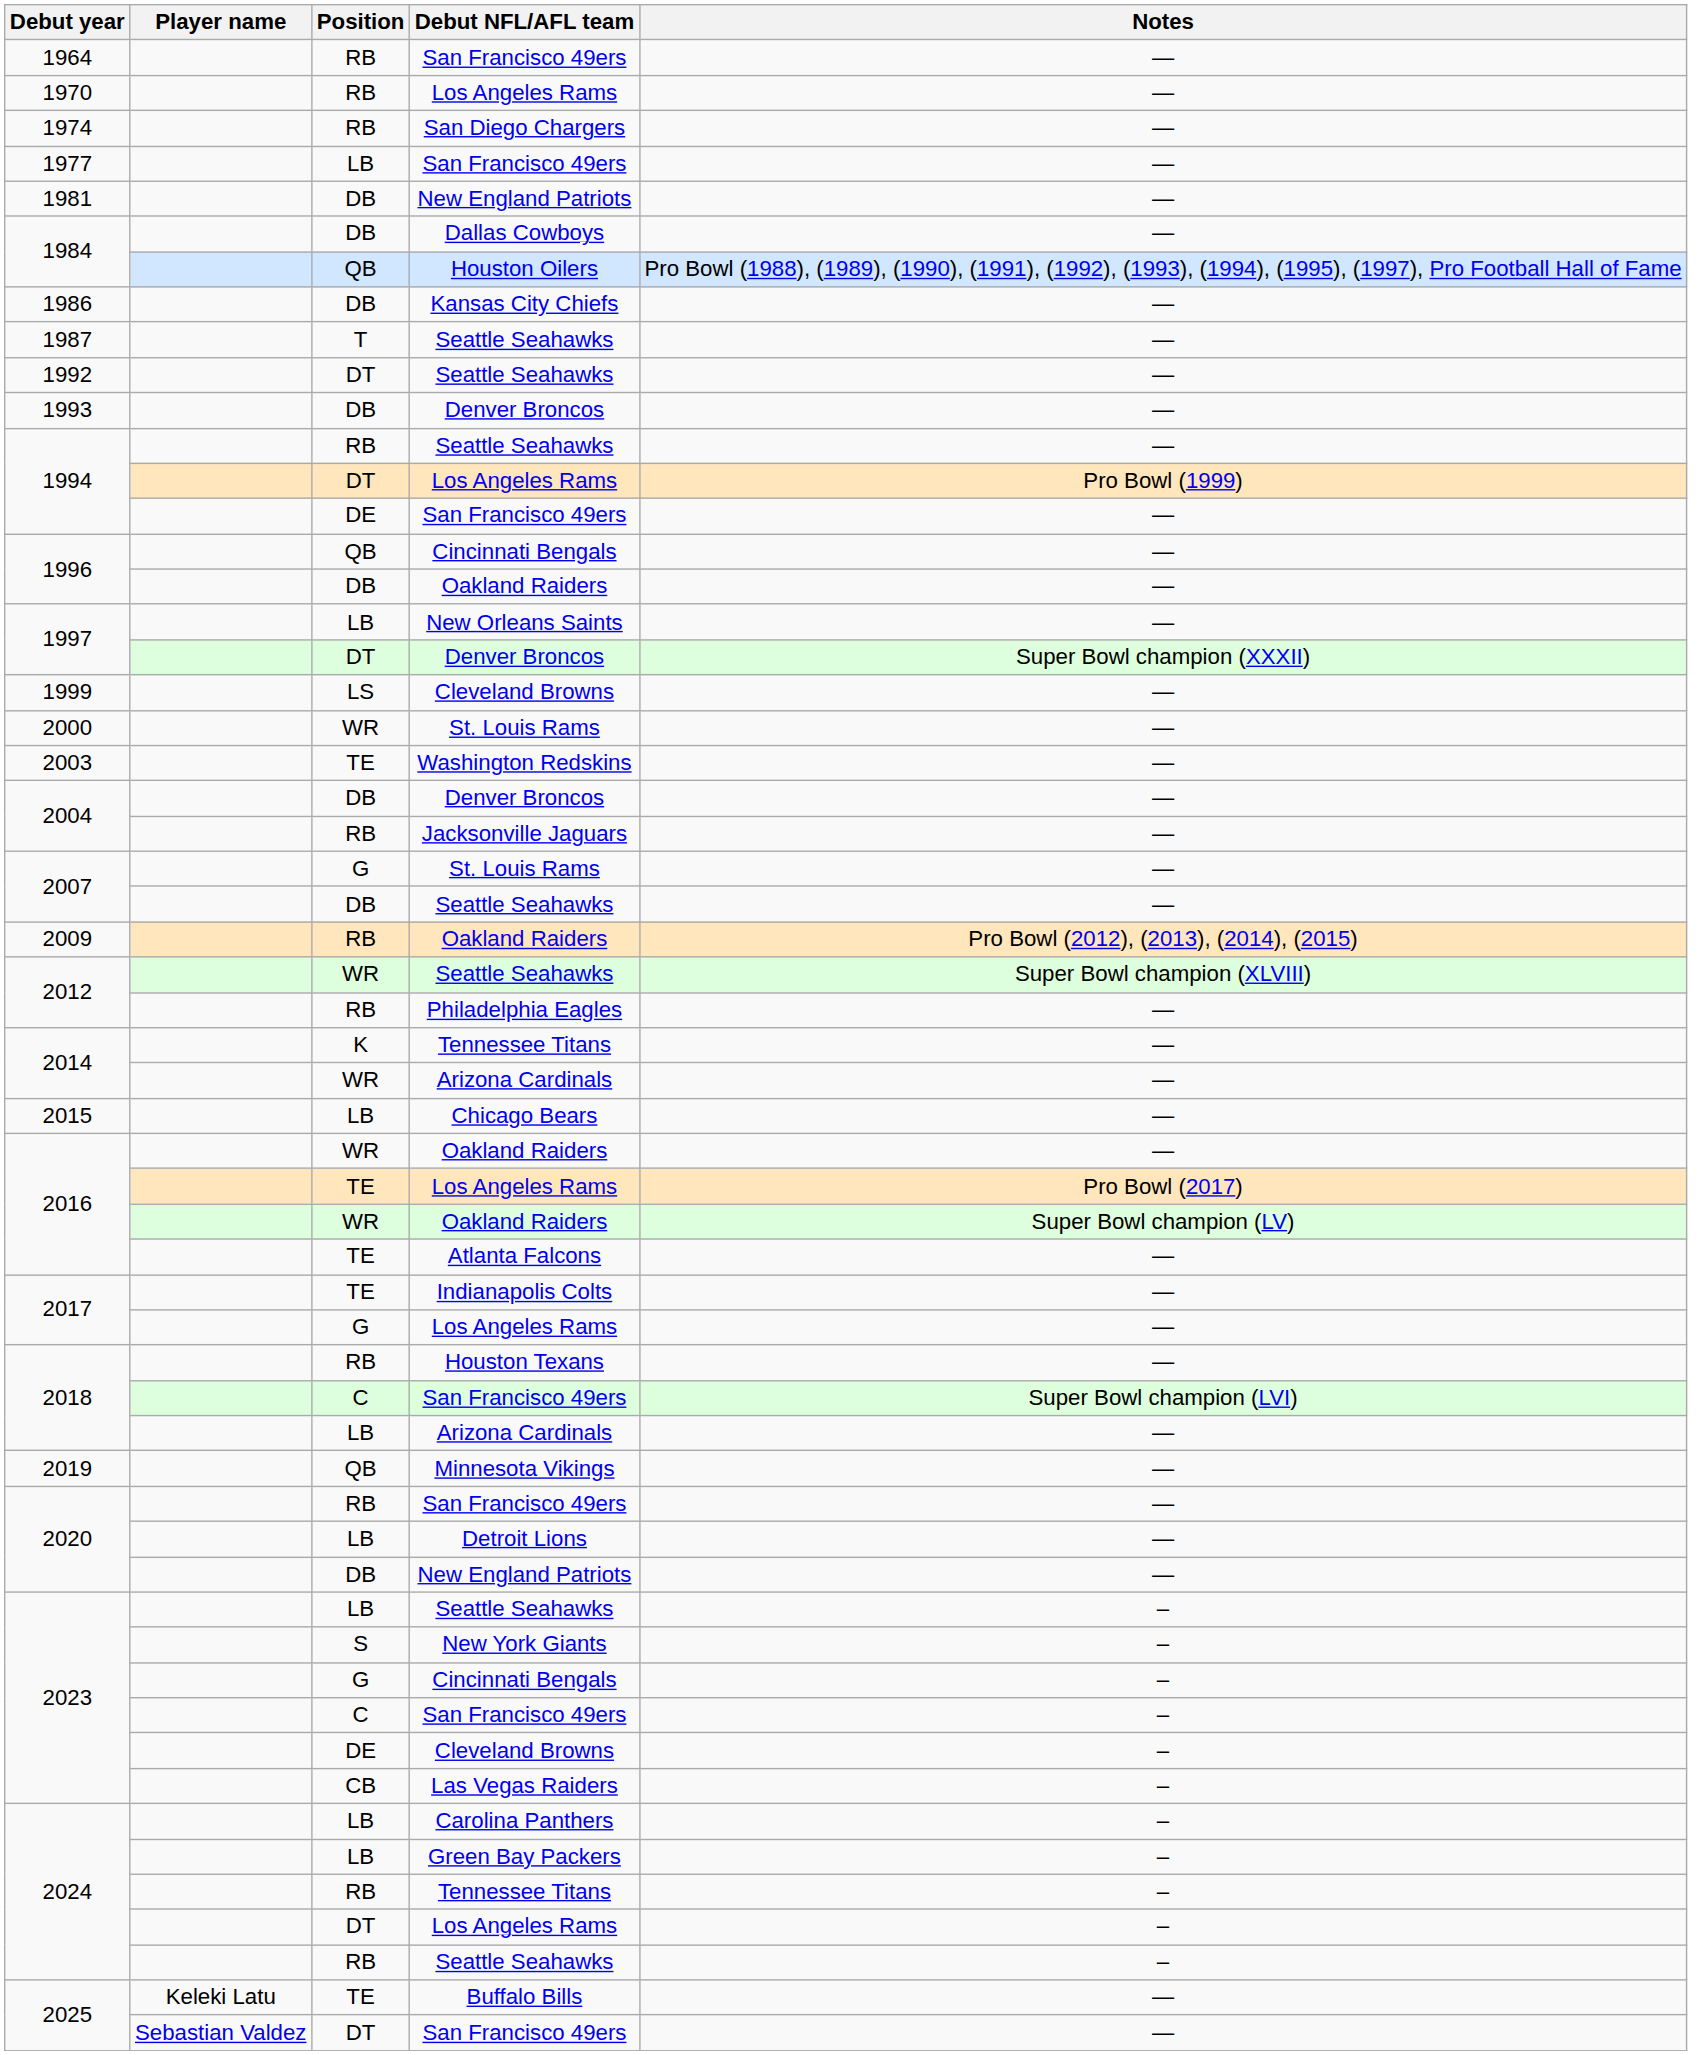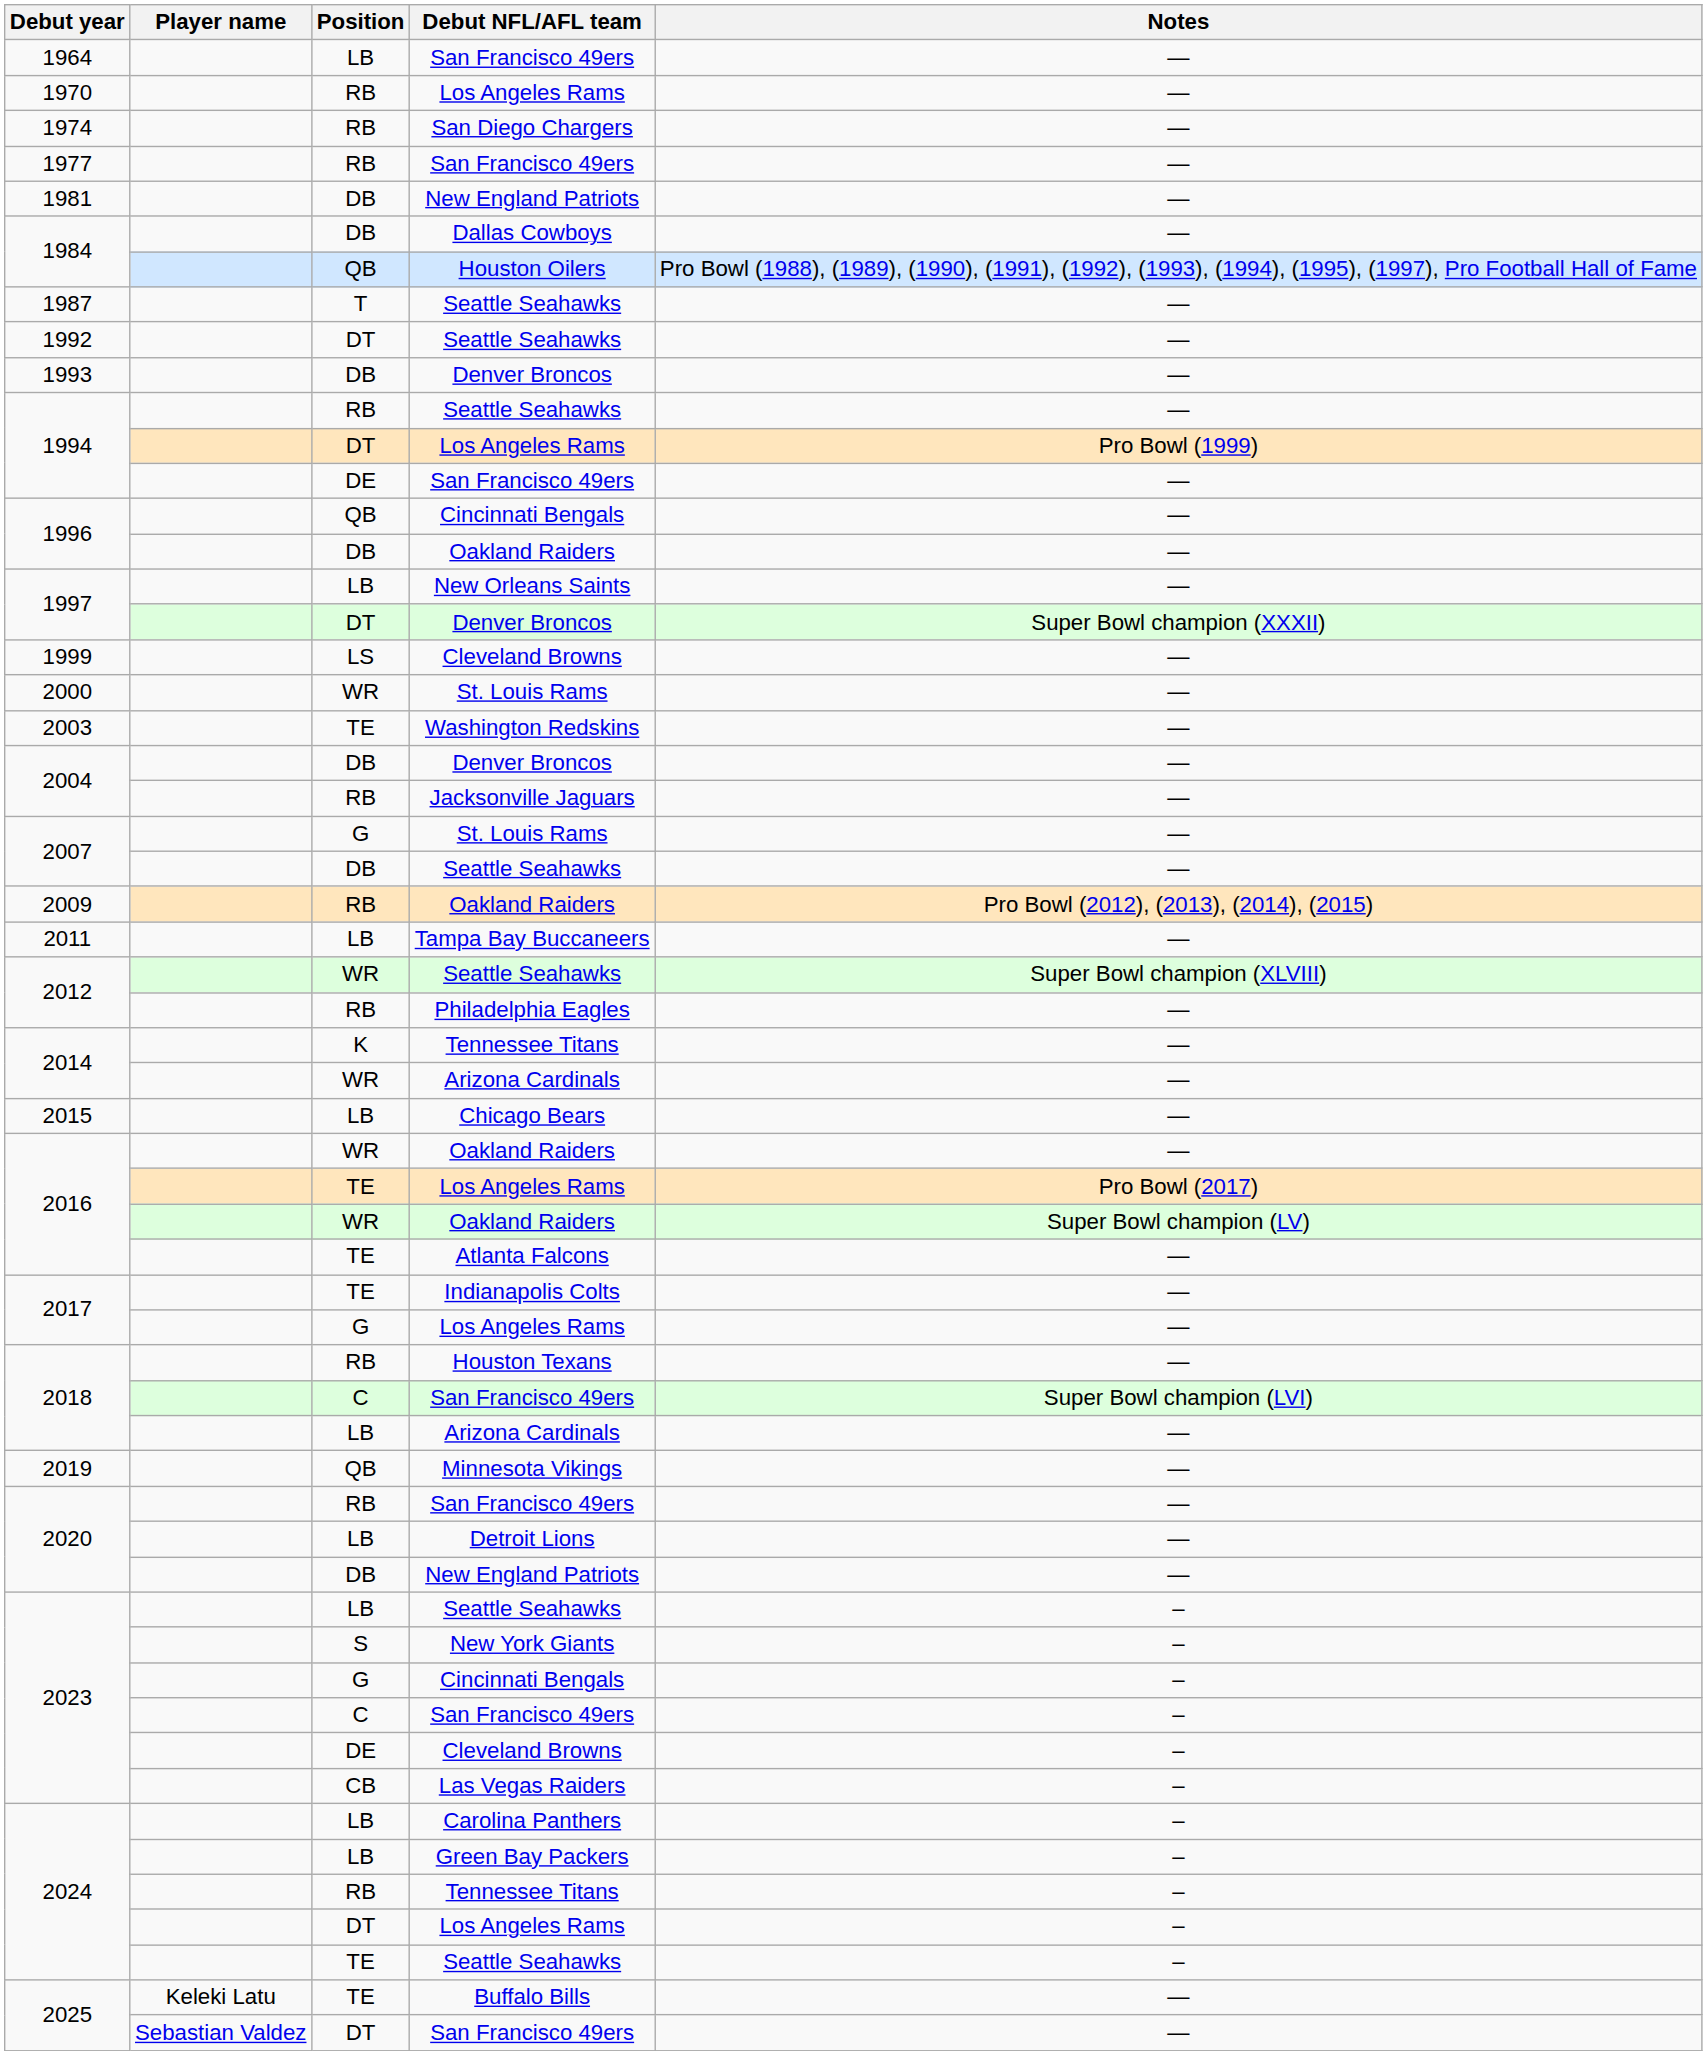(361, 57) RB -> (361, 57) LB
(361, 163) LB -> (361, 163) RB
- row: (67, 304)
+ row: (67, 939)
(361, 1962) RB -> (361, 1962) TE
